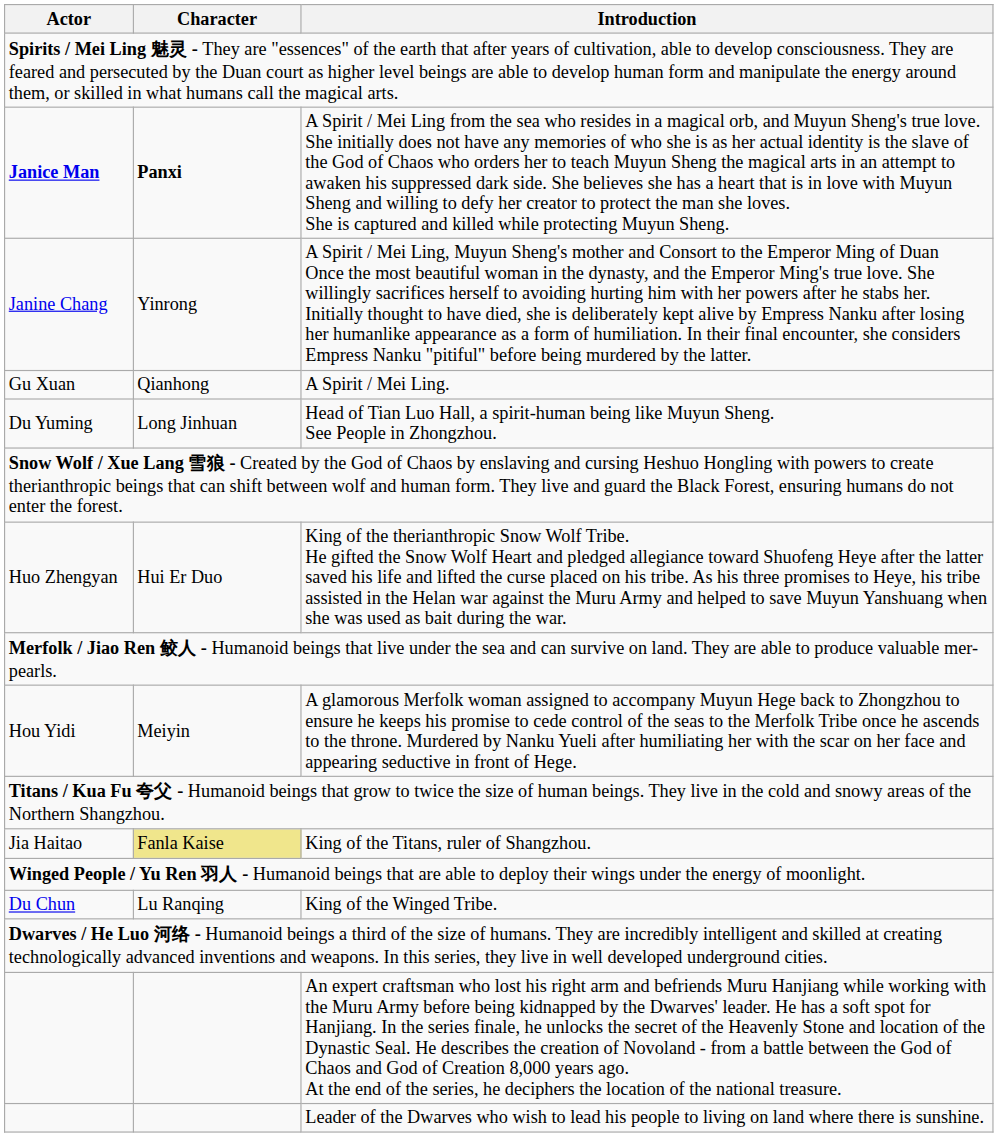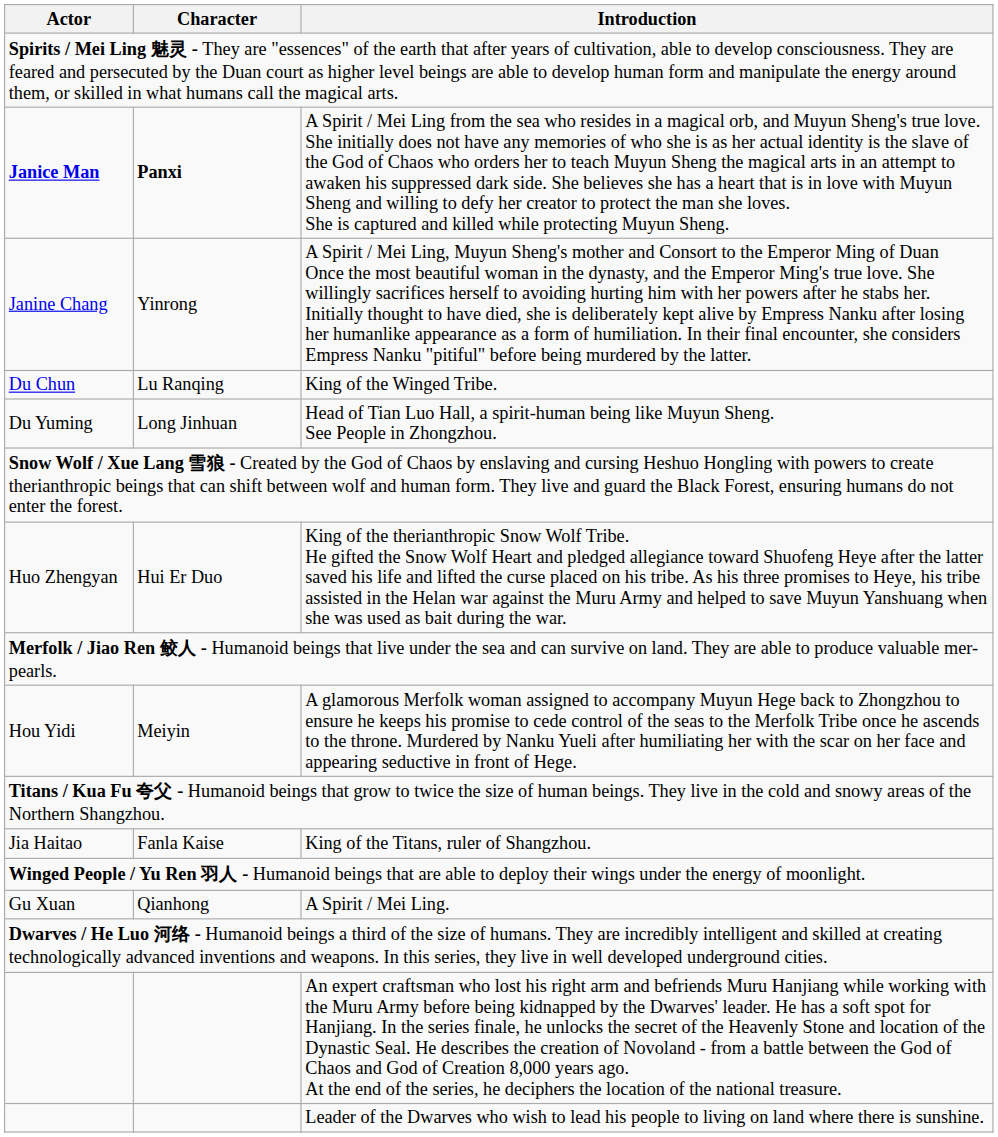rows swapped: (377, 384) <-> (401, 904)
(181, 843) khaki background -> (181, 843) no background
